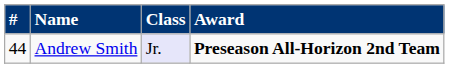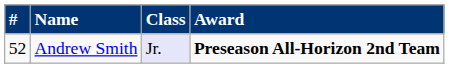(18, 48) 44 -> (18, 48) 52
